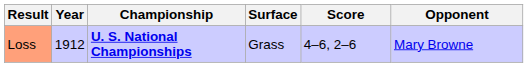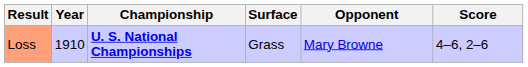columns swapped: (457, 15) <-> (346, 15)
(70, 44) 1912 -> (70, 44) 1910
